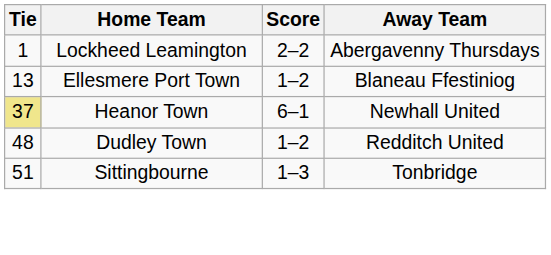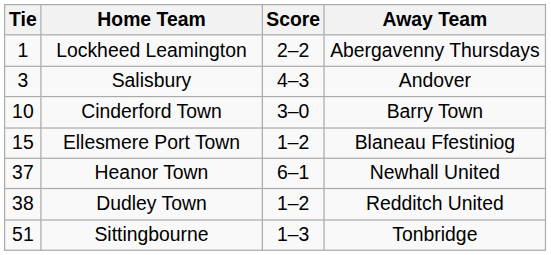+ row: (151, 81)
+ row: (151, 111)
(23, 81) 13 -> (23, 142) 15
(23, 111) khaki background -> (23, 173) no background
(23, 142) 48 -> (23, 204) 38
